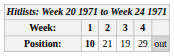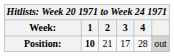(125, 43) 19 -> (125, 43) 17
(143, 43) 29 -> (143, 43) 28
